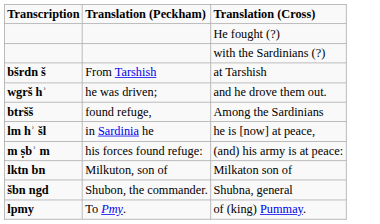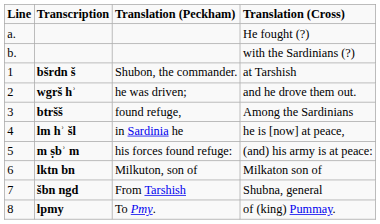+ column: (19, 14)
(121, 72) From Tarshish -> (176, 72) Shubon, the commander.
(146, 190) Shubon, the commander. -> (150, 190) From Tarshish
